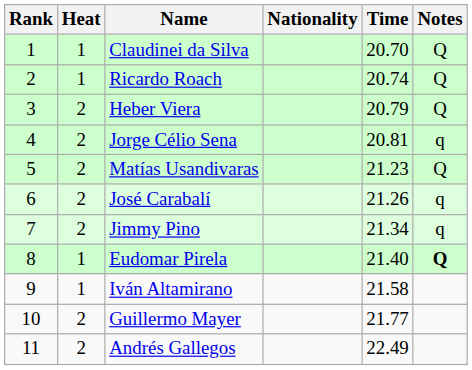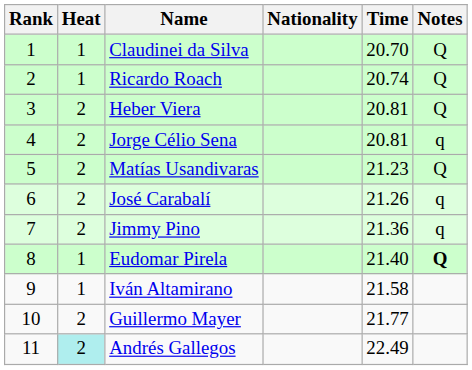(388, 109) 20.79 -> (388, 109) 20.81
(388, 229) 21.34 -> (388, 229) 21.36
(81, 348) no background -> (81, 348) paleturquoise background
